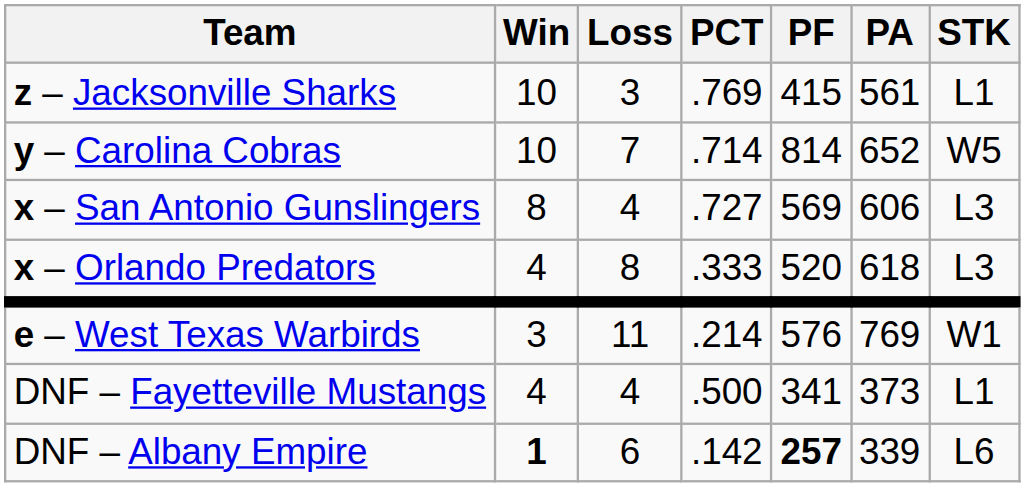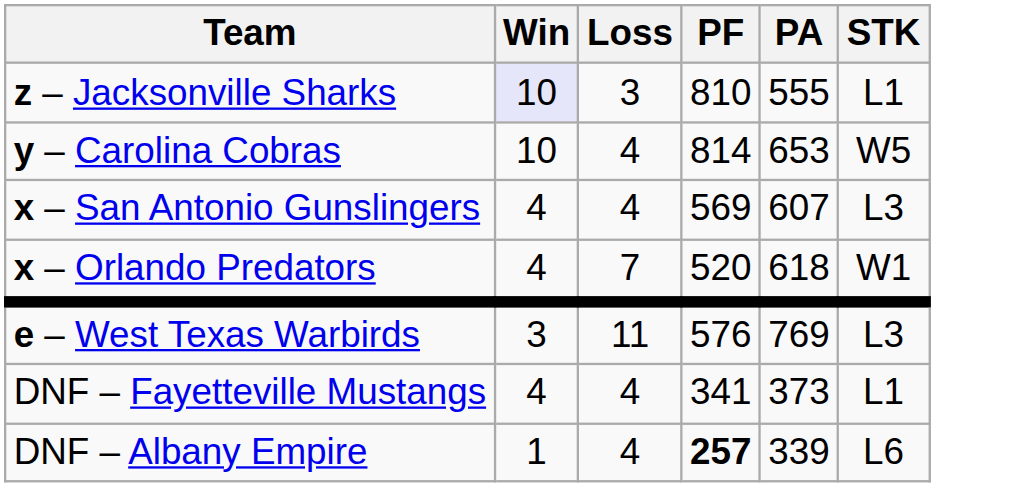- column: (727, 33)
(537, 92) no background -> (537, 92) lavender background
(811, 92) 415 -> (721, 92) 810
(890, 92) 561 -> (799, 92) 555
(630, 150) 7 -> (630, 150) 4
(890, 150) 652 -> (799, 150) 653
(537, 208) 8 -> (537, 208) 4
(890, 208) 606 -> (799, 208) 607
(630, 267) 8 -> (630, 267) 7
(974, 267) L3 -> (884, 267) W1
(974, 334) W1 -> (884, 334) L3
(537, 451) bold -> (537, 451) normal
(630, 451) 6 -> (630, 451) 4
